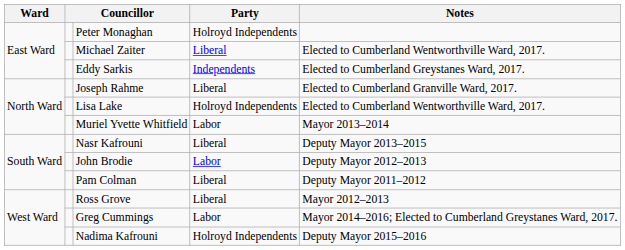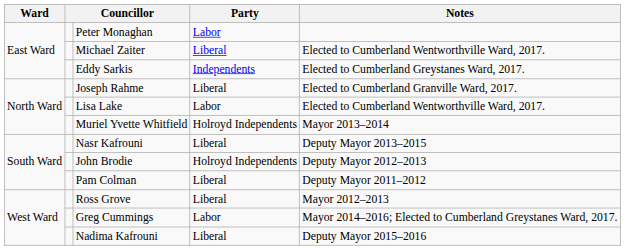(245, 32) Holroyd Independents -> (207, 32) Labor
(245, 106) Holroyd Independents -> (207, 106) Labor
(207, 124) Labor -> (245, 124) Holroyd Independents
(207, 161) Labor -> (245, 161) Holroyd Independents
(245, 236) Holroyd Independents -> (210, 236) Liberal
